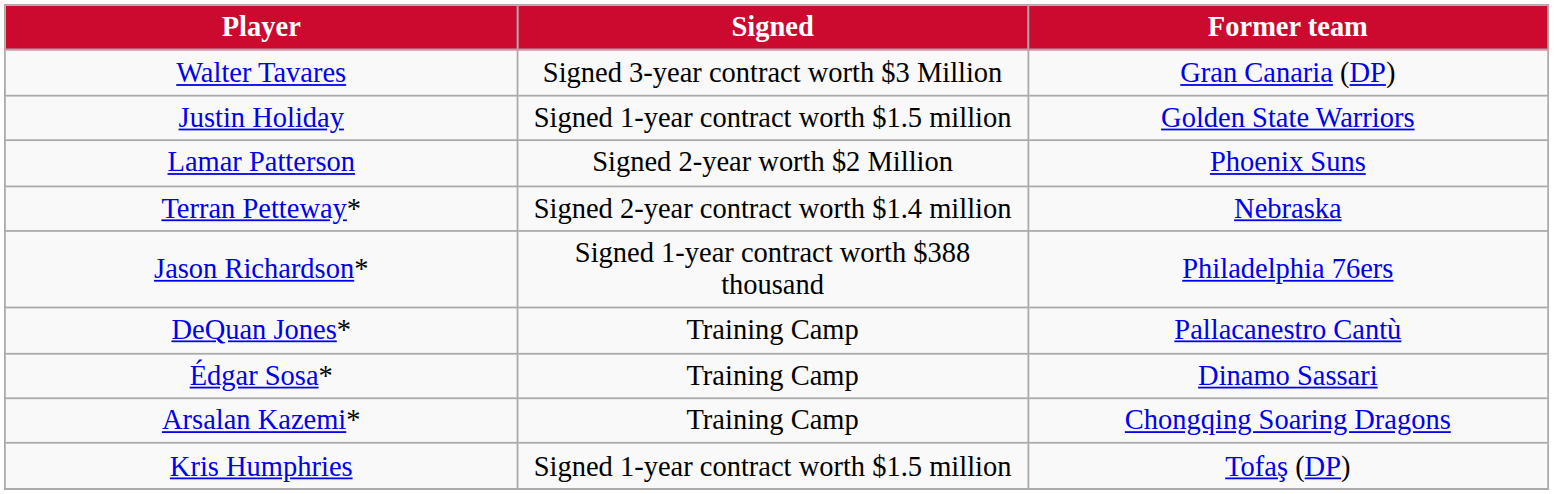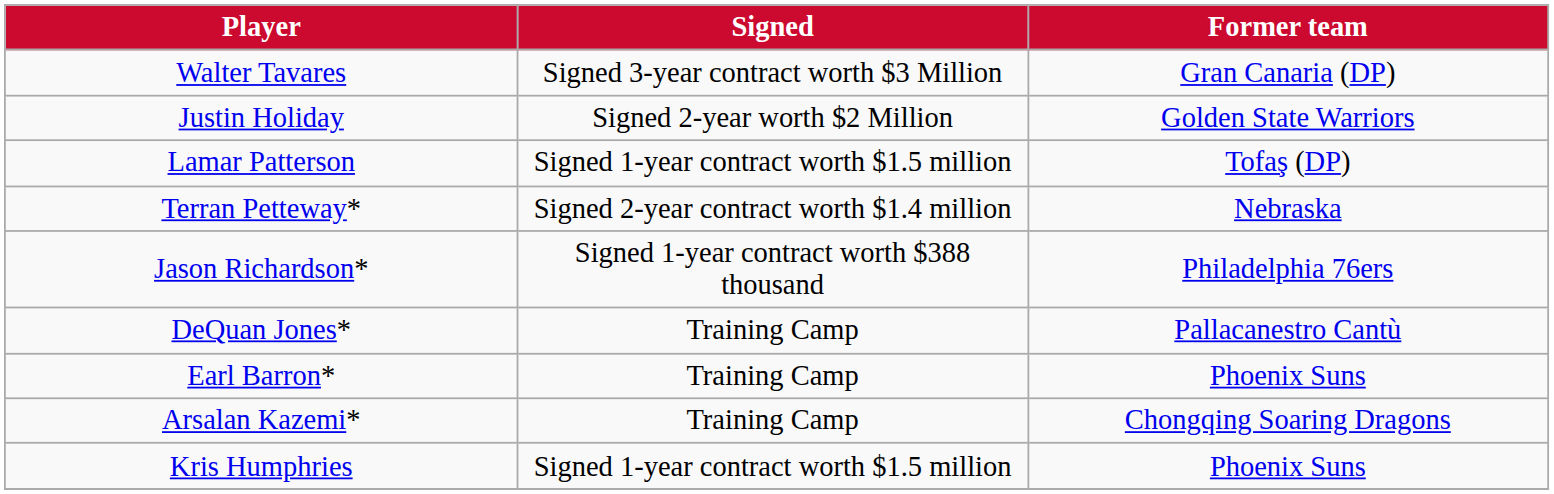(773, 117) Signed 1-year contract worth $1.5 million -> (773, 117) Signed 2-year worth $2 Million
(773, 162) Signed 2-year worth $2 Million -> (773, 162) Signed 1-year contract worth $1.5 million
(1288, 162) Phoenix Suns -> (1288, 162) Tofaş (DP)
- row: (261, 375)
+ row: (261, 375)
(1288, 465) Tofaş (DP) -> (1288, 465) Phoenix Suns
